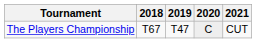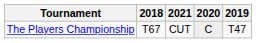columns swapped: (180, 13) <-> (237, 13)
